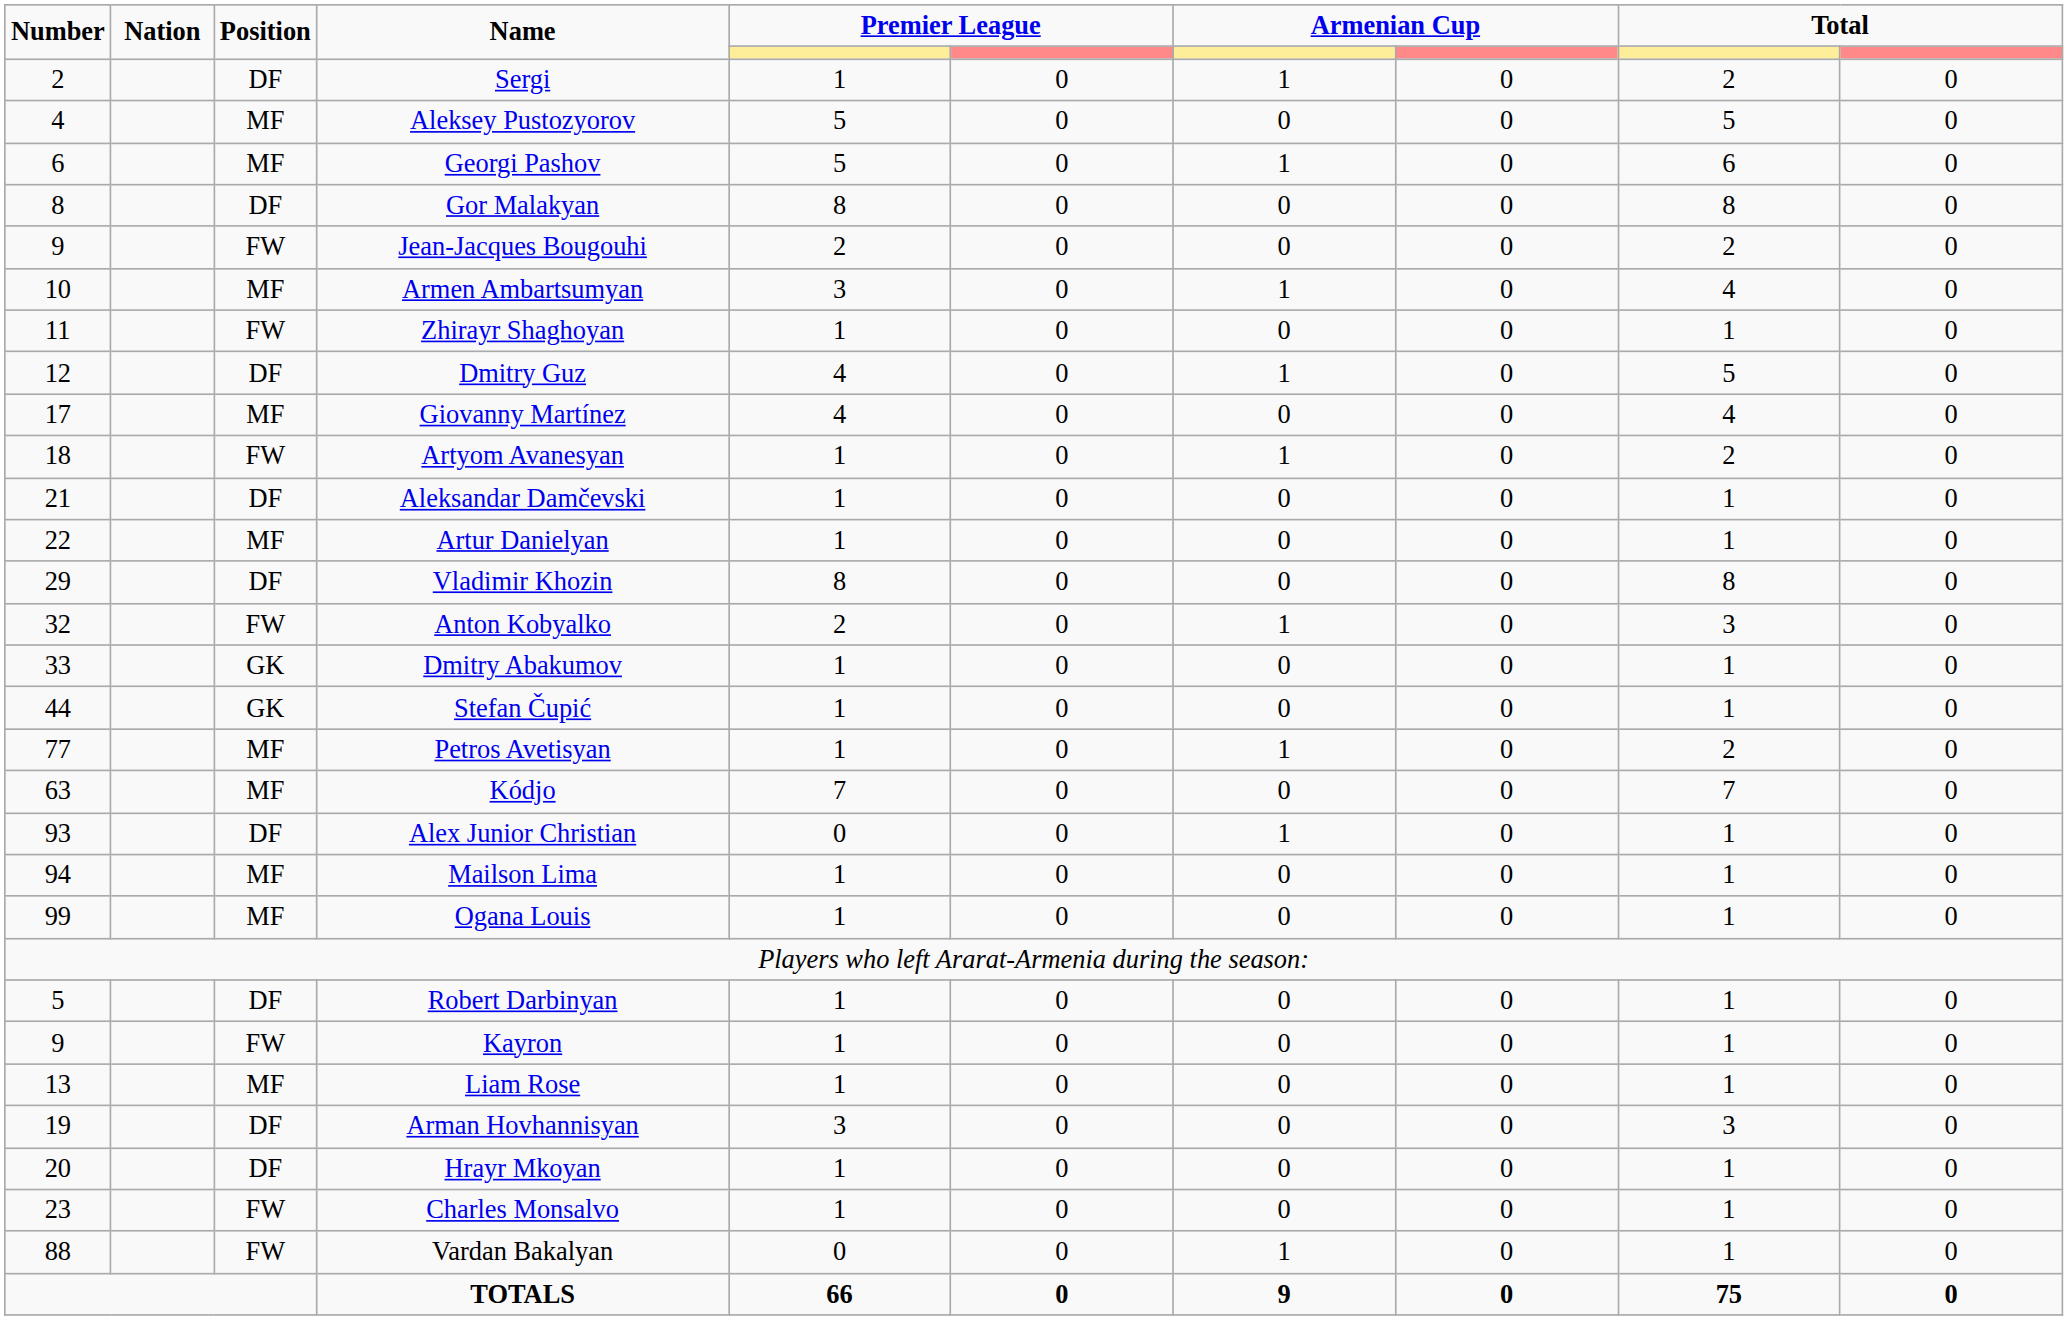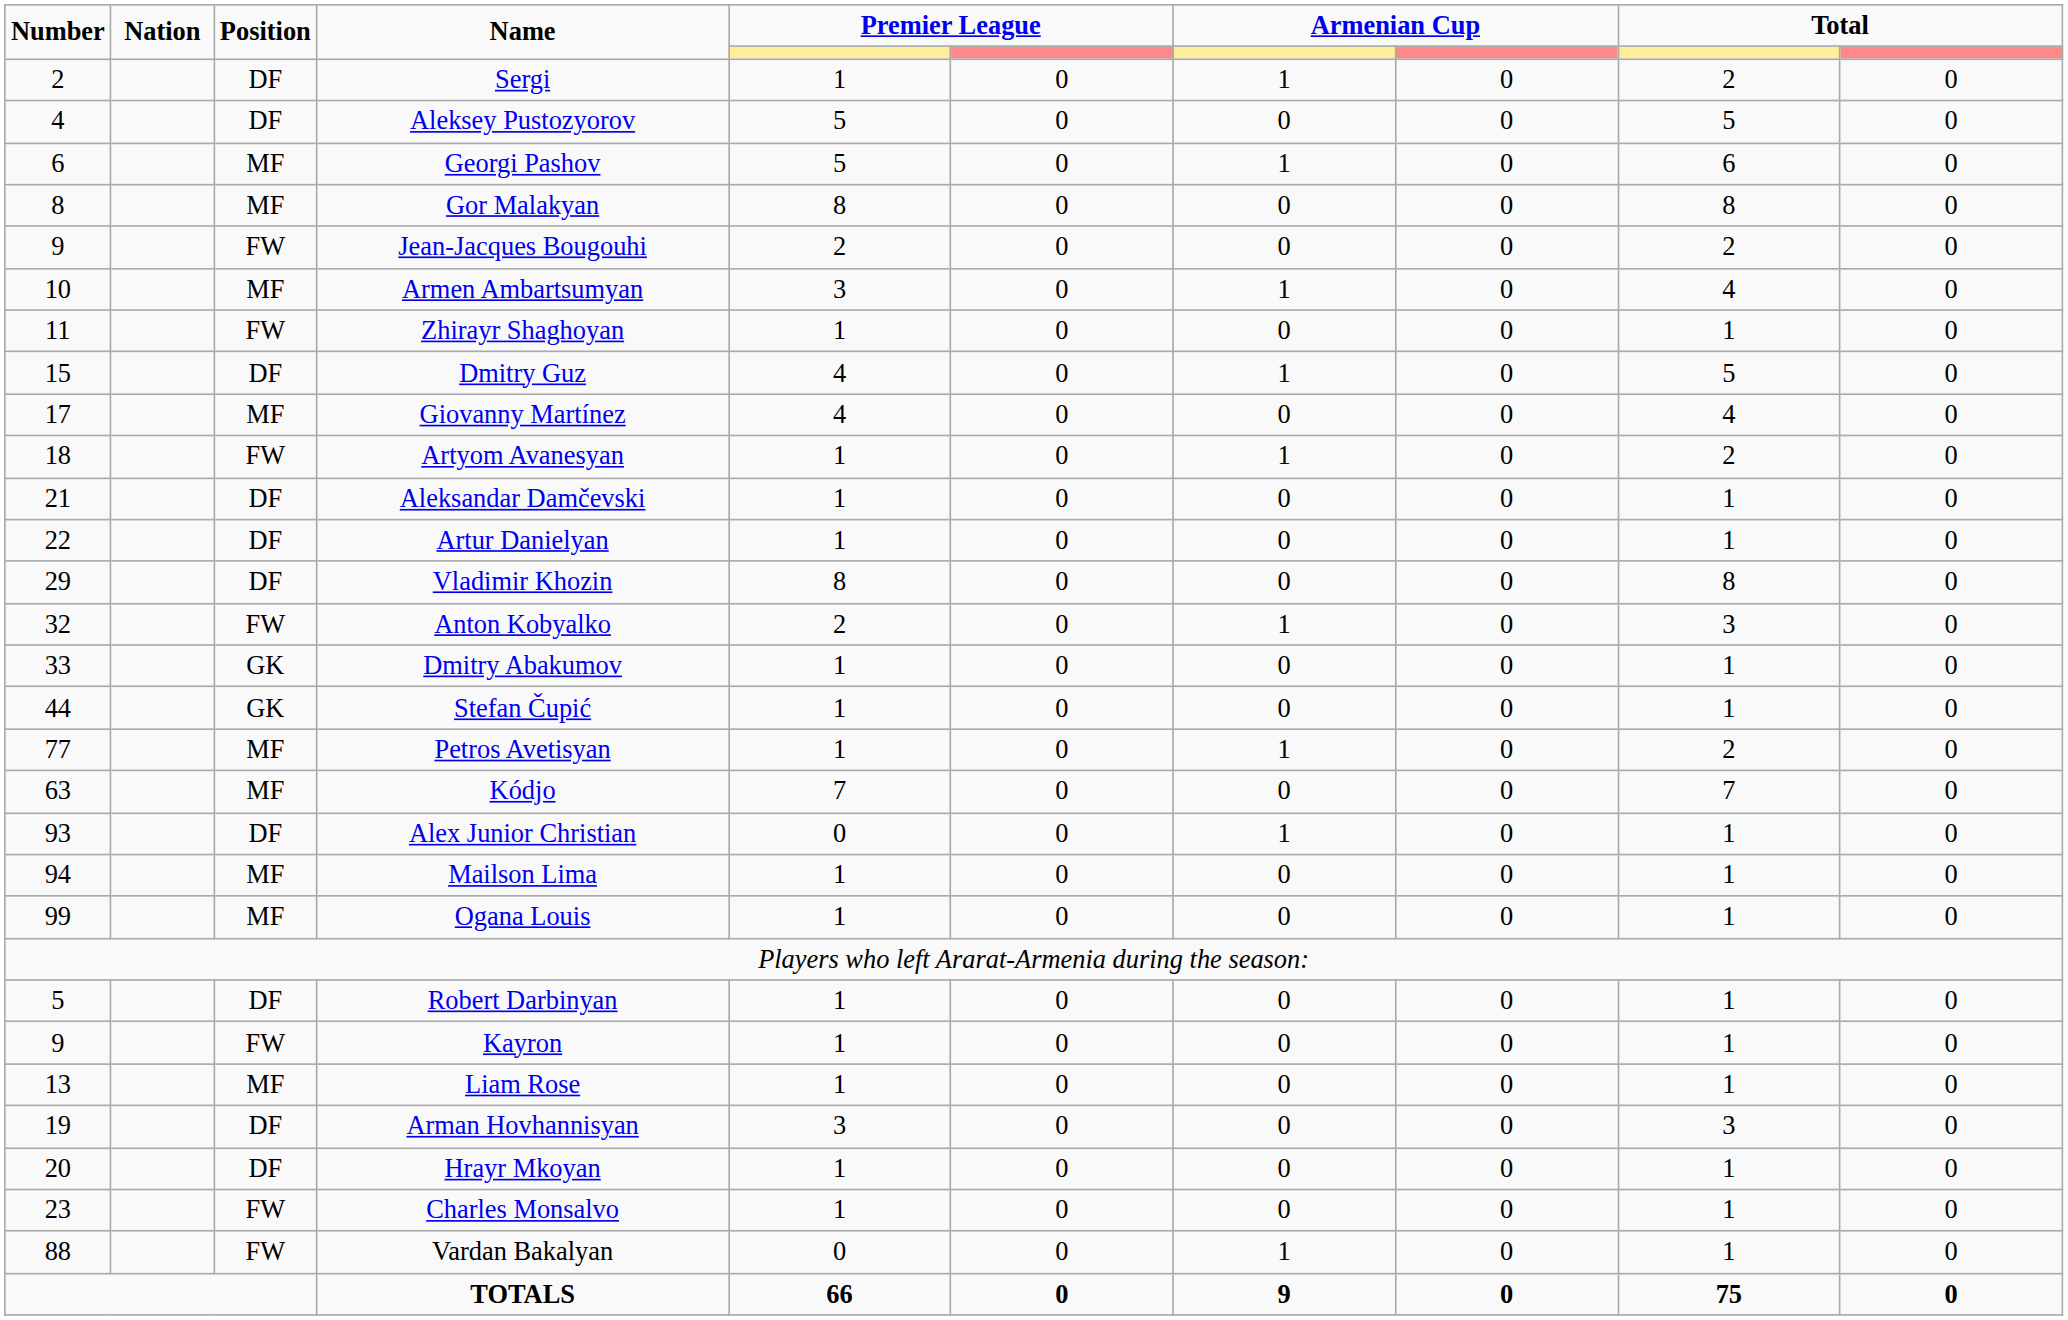(265, 121) MF -> (265, 121) DF
(265, 205) DF -> (265, 205) MF
(58, 372) 12 -> (58, 372) 15
(265, 540) MF -> (265, 540) DF
